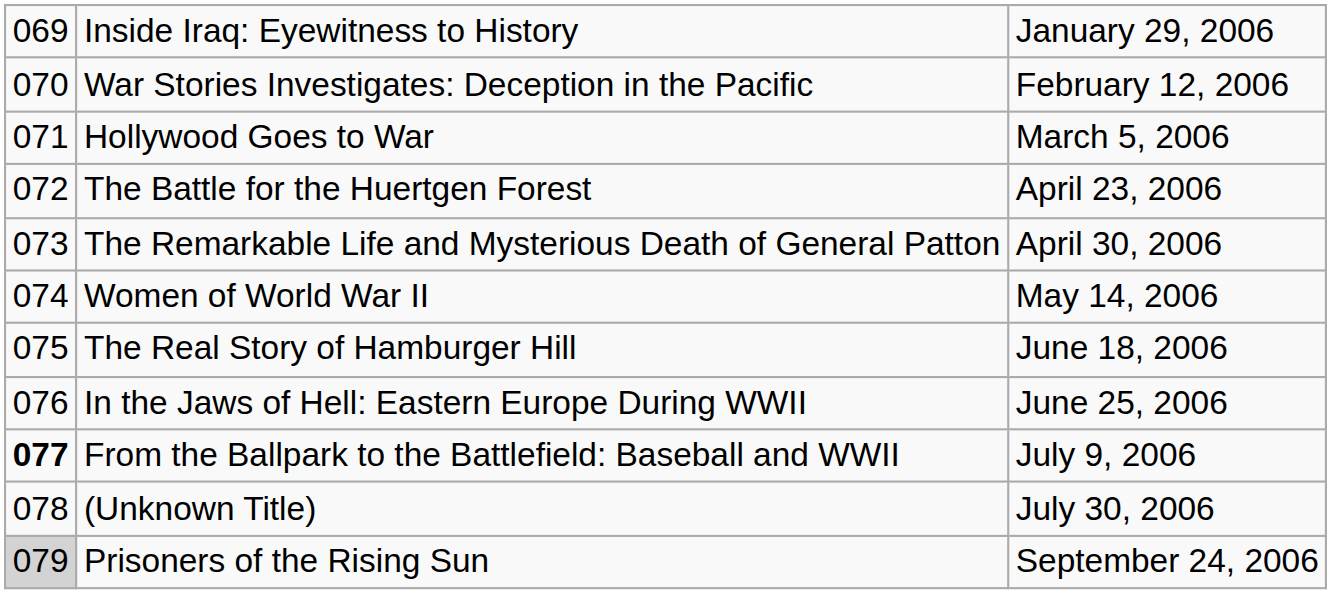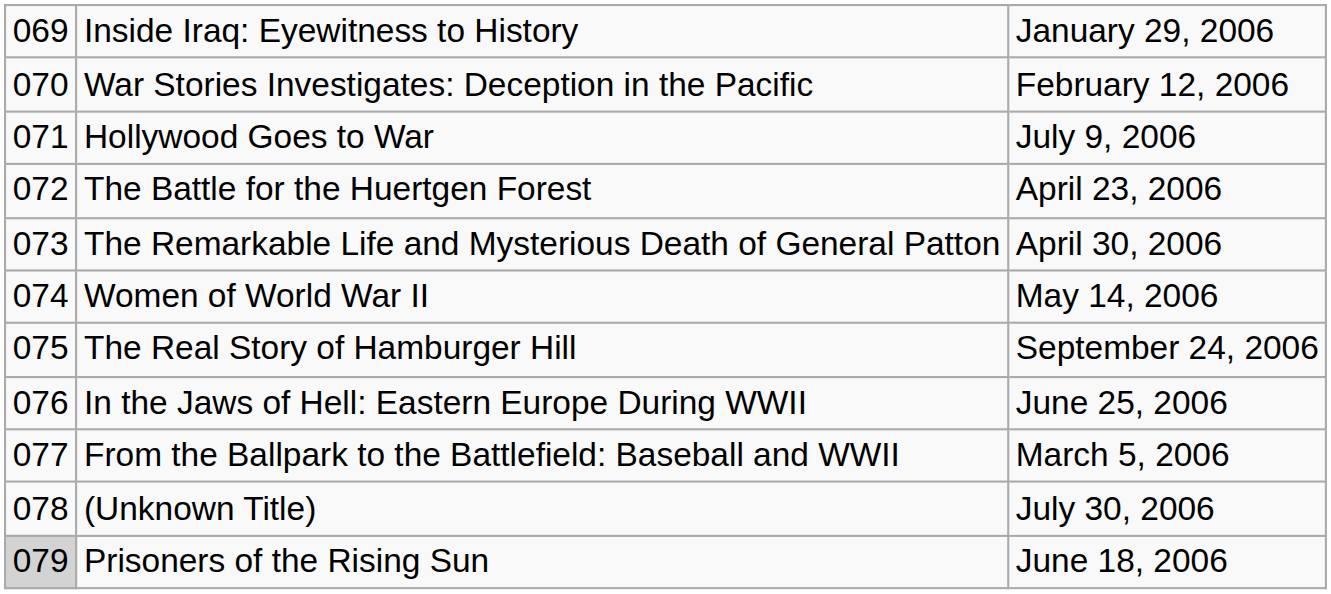(1123, 137) March 5, 2006 -> (1106, 137) July 9, 2006
(1122, 349) June 18, 2006 -> (1167, 349) September 24, 2006
(41, 455) bold -> (41, 455) normal
(1106, 455) July 9, 2006 -> (1123, 455) March 5, 2006
(1167, 561) September 24, 2006 -> (1122, 561) June 18, 2006
